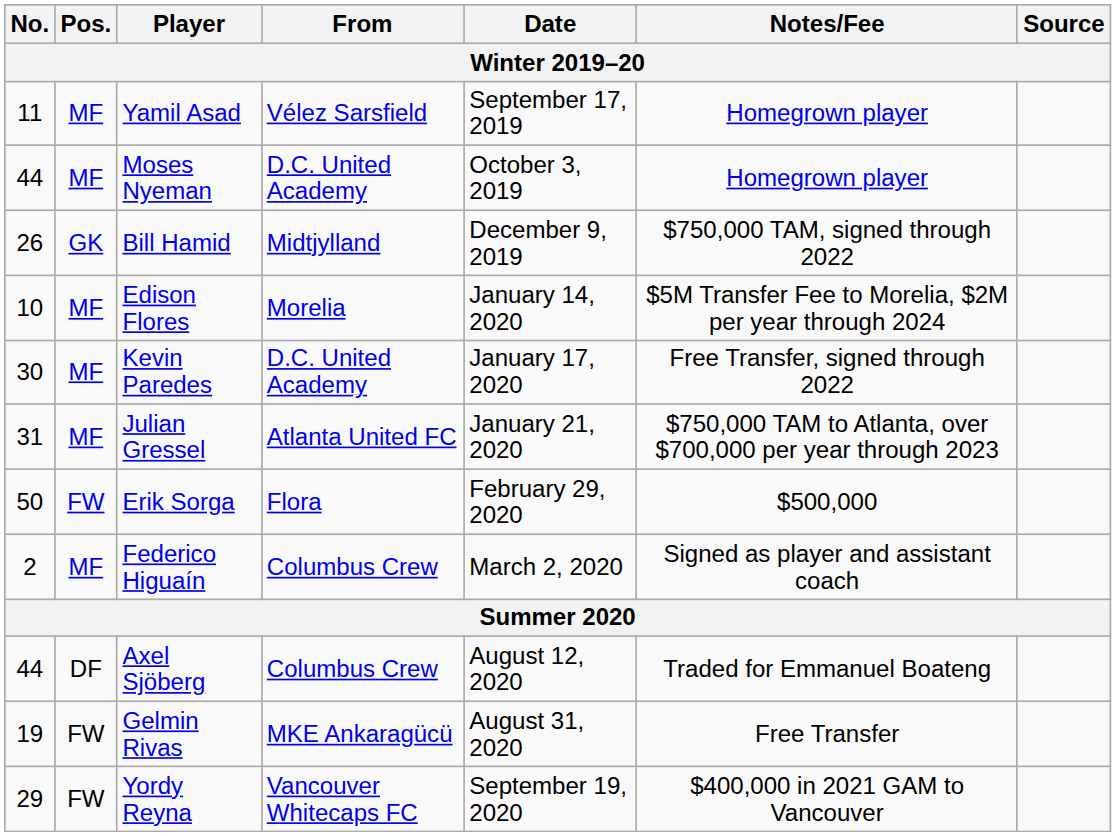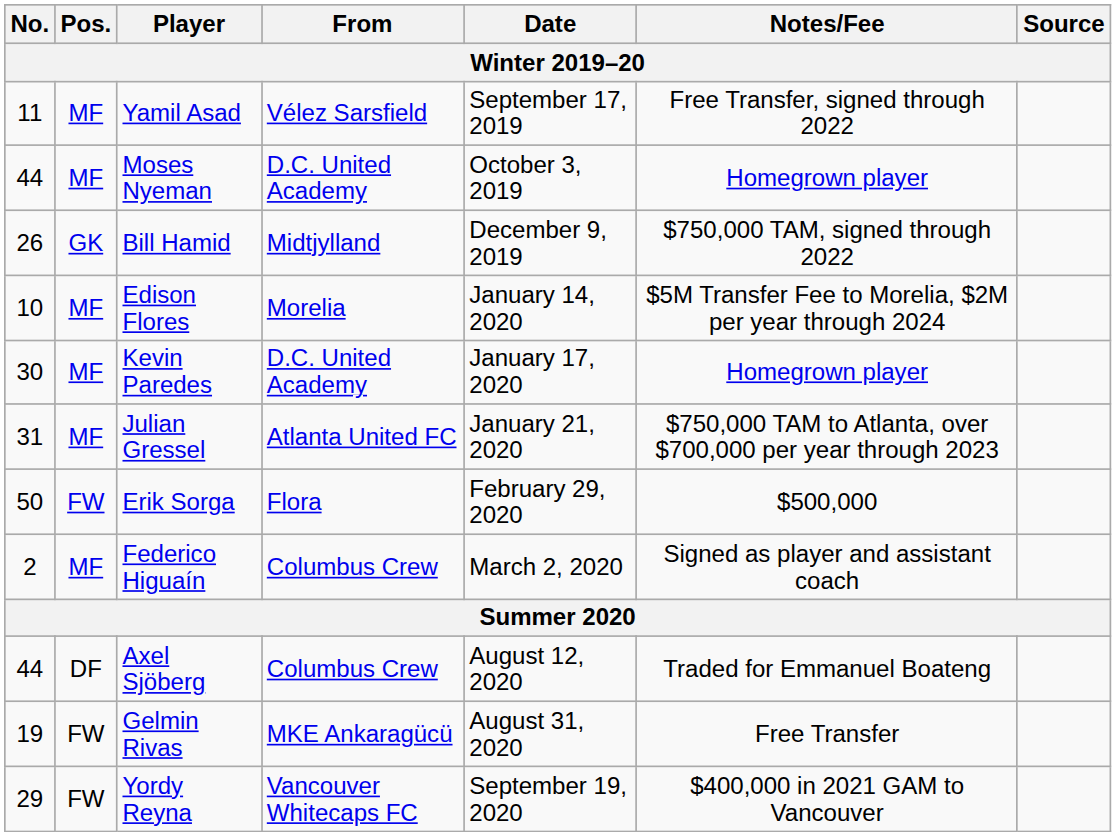(827, 114) Homegrown player -> (827, 114) Free Transfer, signed through 2022
(827, 372) Free Transfer, signed through 2022 -> (827, 372) Homegrown player
